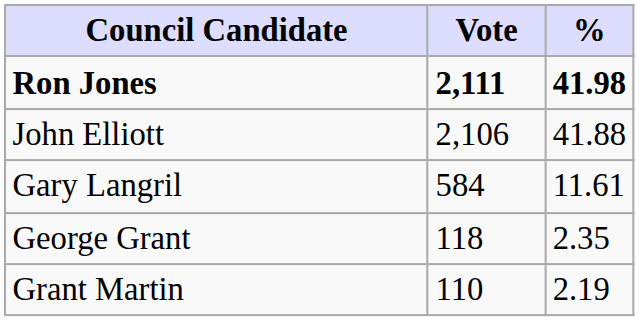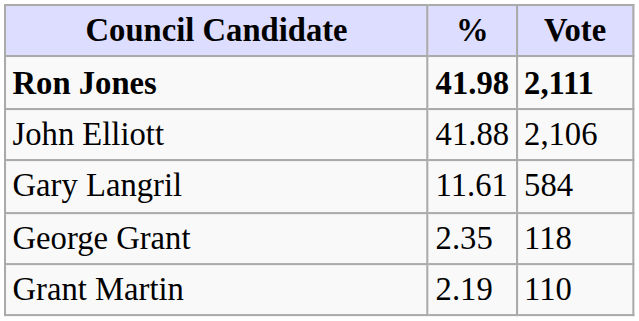columns swapped: (487, 30) <-> (589, 30)
